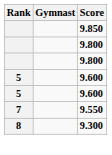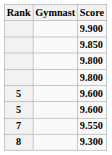+ row: (19, 29)
